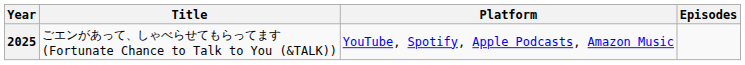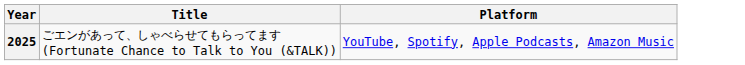- column: (708, 14)
